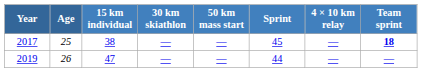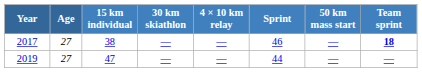columns swapped: (221, 19) <-> (333, 19)
(66, 42) 25 -> (66, 42) 27
(277, 42) 45 -> (277, 42) 46
(66, 59) 26 -> (66, 59) 27
